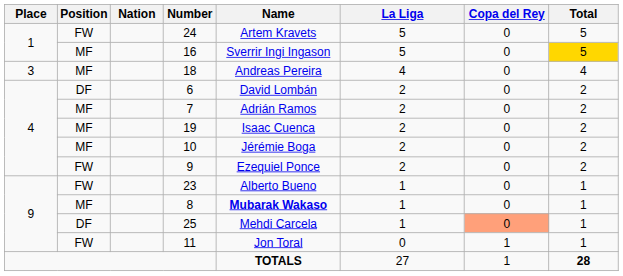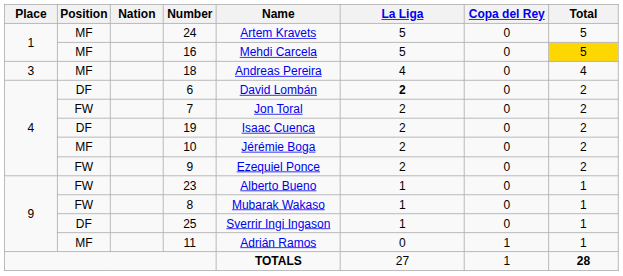(84, 33) FW -> (84, 33) MF
(278, 52) Sverrir Ingi Ingason -> (278, 52) Mehdi Carcela
(402, 90) normal -> (402, 90) bold
(84, 109) MF -> (84, 109) FW
(278, 109) Adrián Ramos -> (278, 109) Jon Toral
(84, 128) MF -> (84, 128) DF
(84, 204) MF -> (84, 204) FW
(278, 204) bold -> (278, 204) normal
(278, 223) Mehdi Carcela -> (278, 223) Sverrir Ingi Ingason
(507, 223) lightsalmon background -> (507, 223) no background
(84, 242) FW -> (84, 242) MF
(278, 242) Jon Toral -> (278, 242) Adrián Ramos
